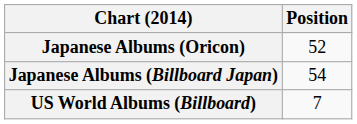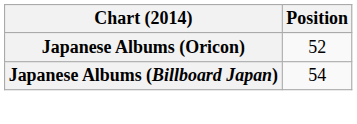- row: (143, 103)
